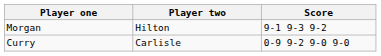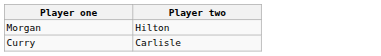- column: (319, 12)
